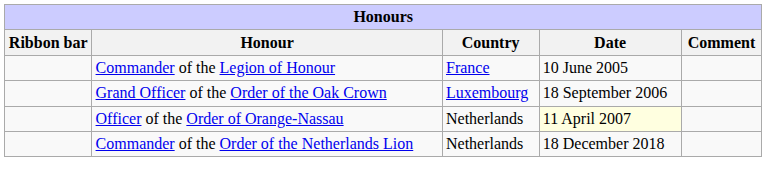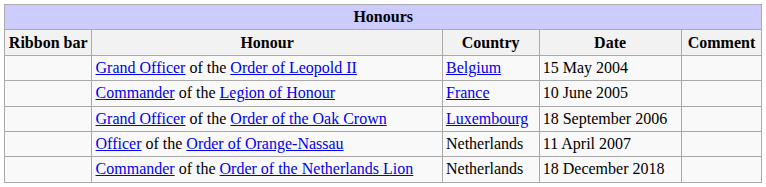+ row: (226, 67)
(587, 118) lightyellow background -> (587, 144) no background
